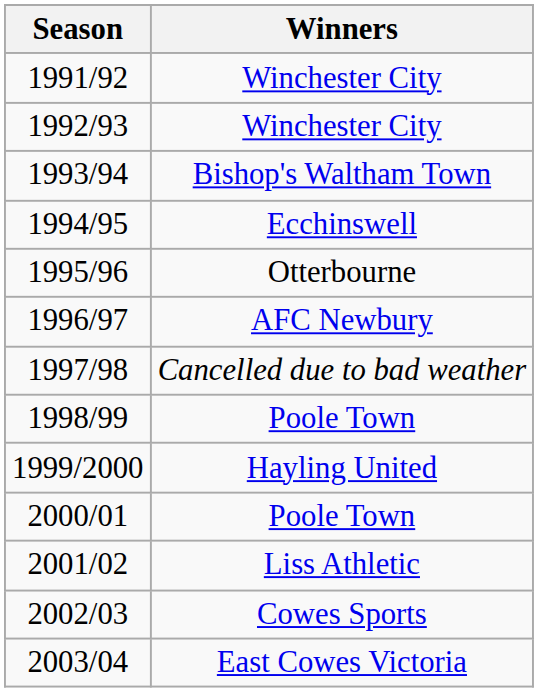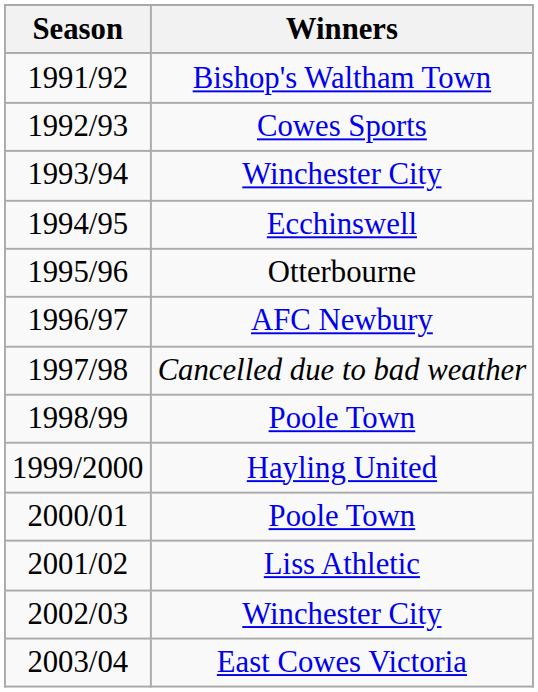(342, 77) Winchester City -> (342, 77) Bishop's Waltham Town
(342, 126) Winchester City -> (342, 126) Cowes Sports
(342, 175) Bishop's Waltham Town -> (342, 175) Winchester City
(342, 613) Cowes Sports -> (342, 613) Winchester City
